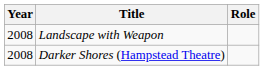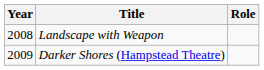(20, 55) 2008 -> (20, 55) 2009
